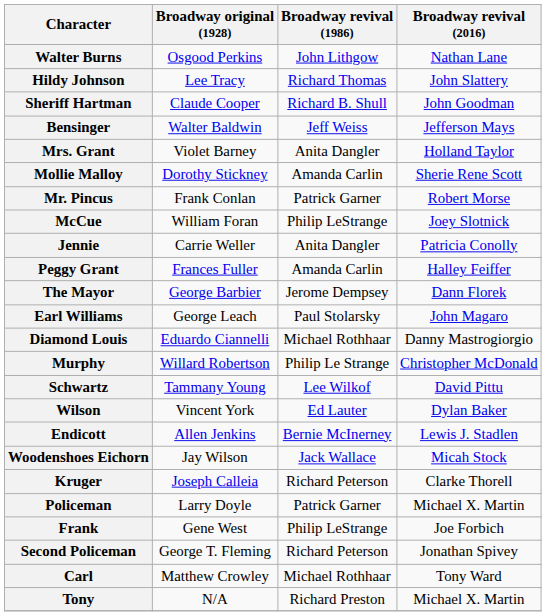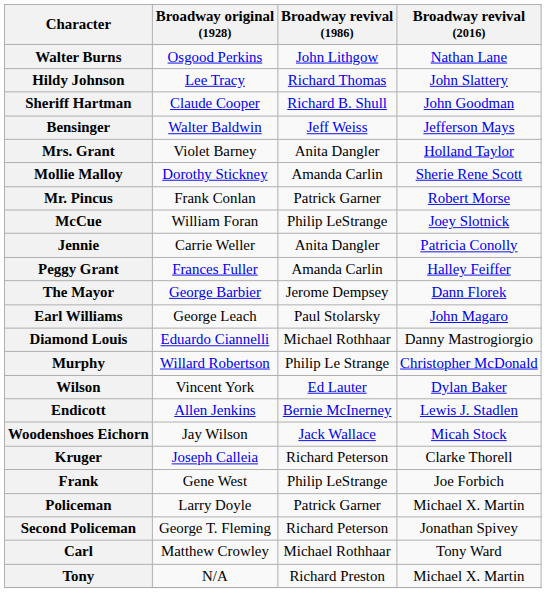- row: (78, 387)
rows swapped: (78, 528) <-> (78, 505)
